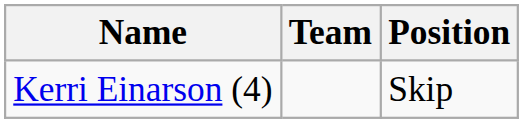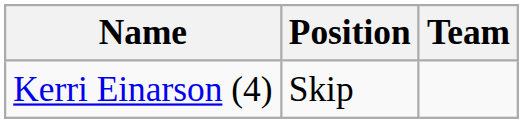columns swapped: (449, 32) <-> (330, 32)
